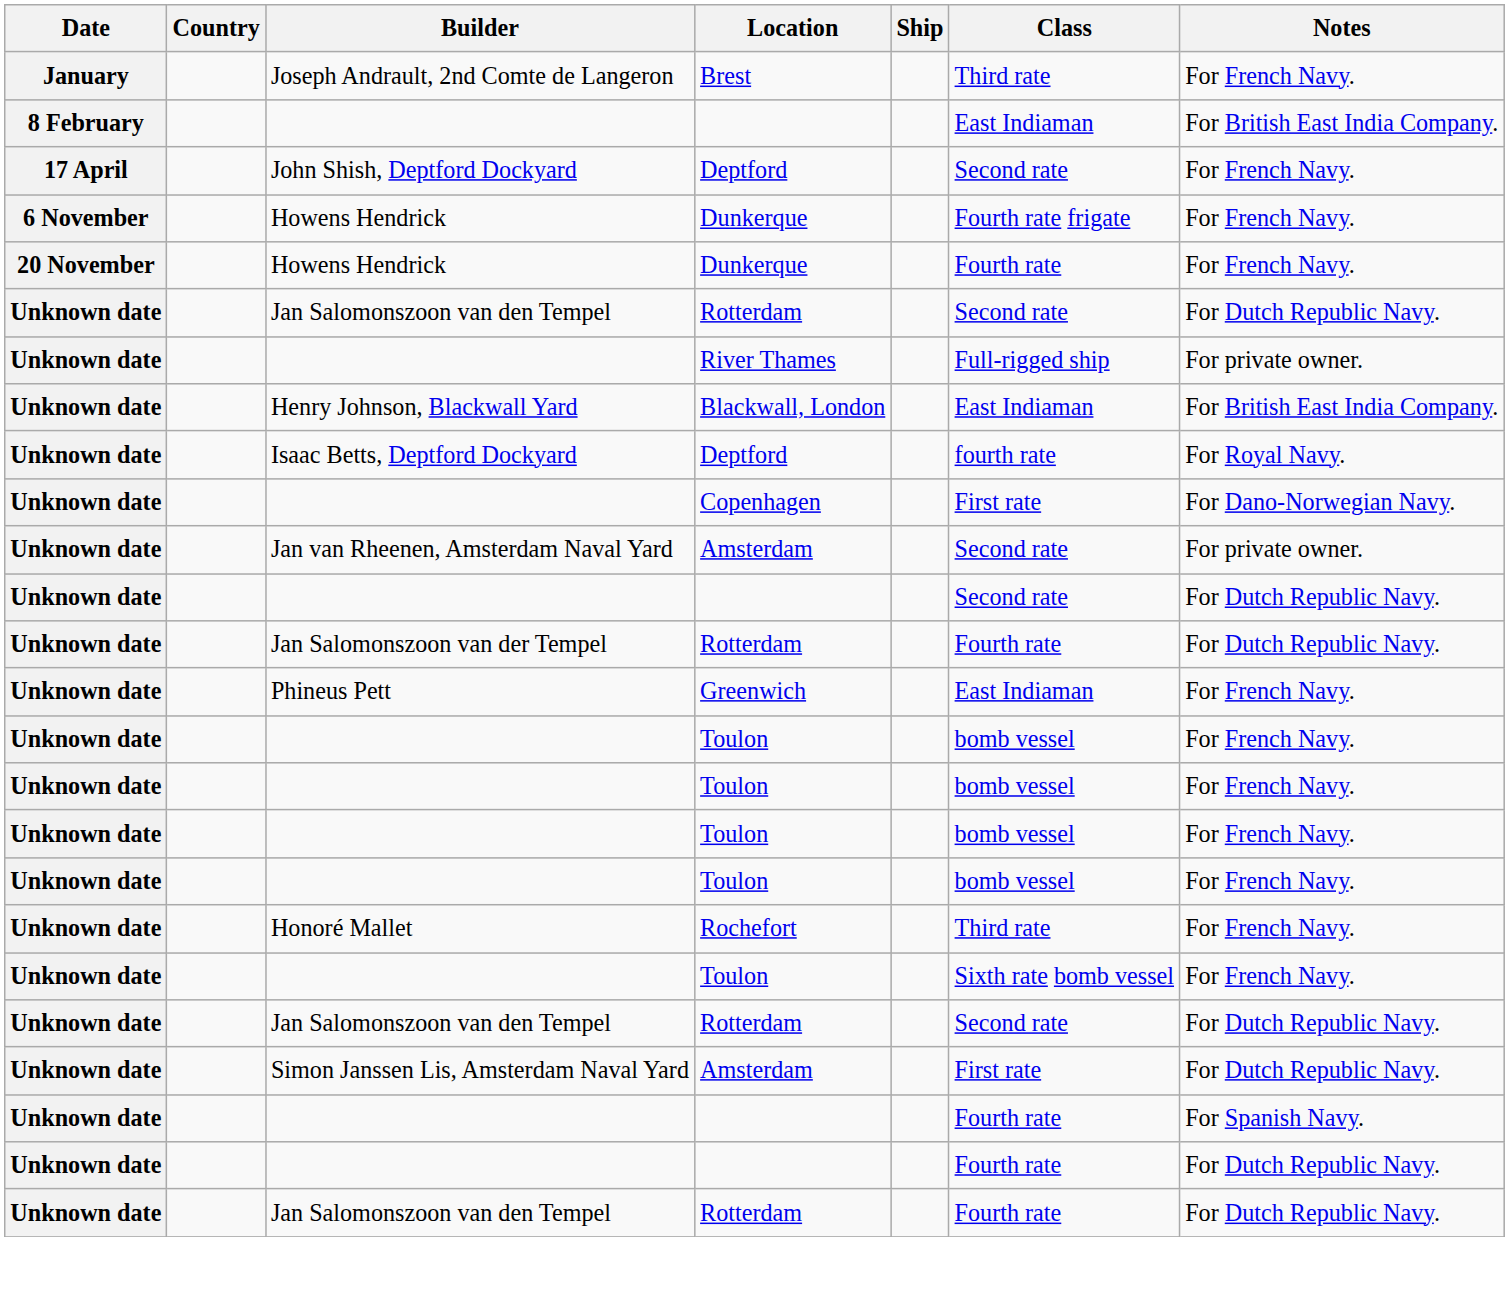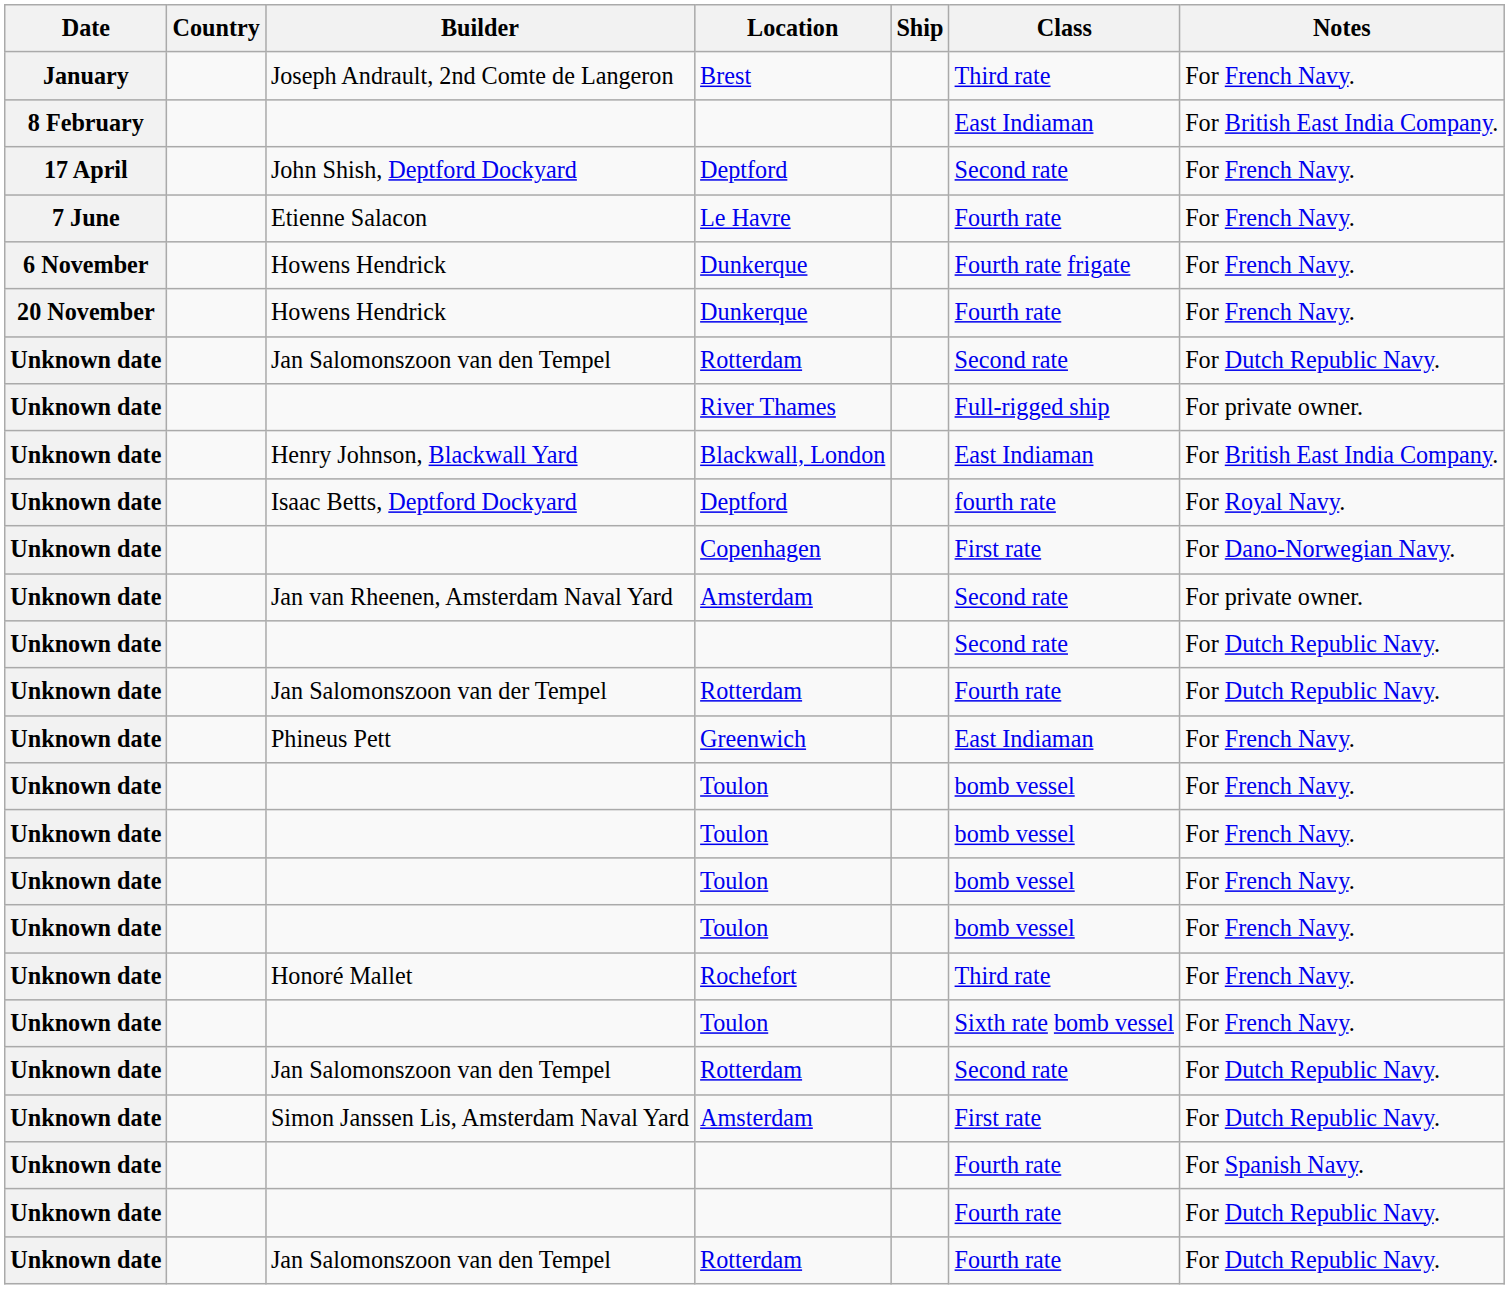+ row: (349, 217)
